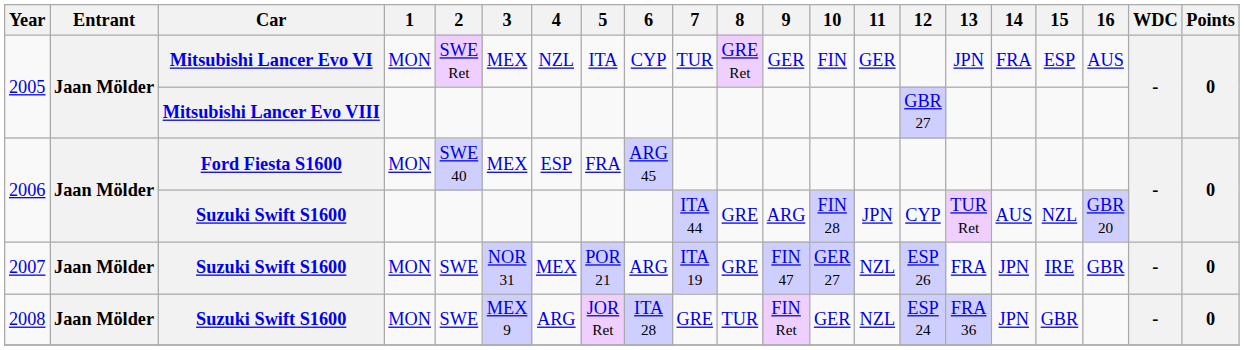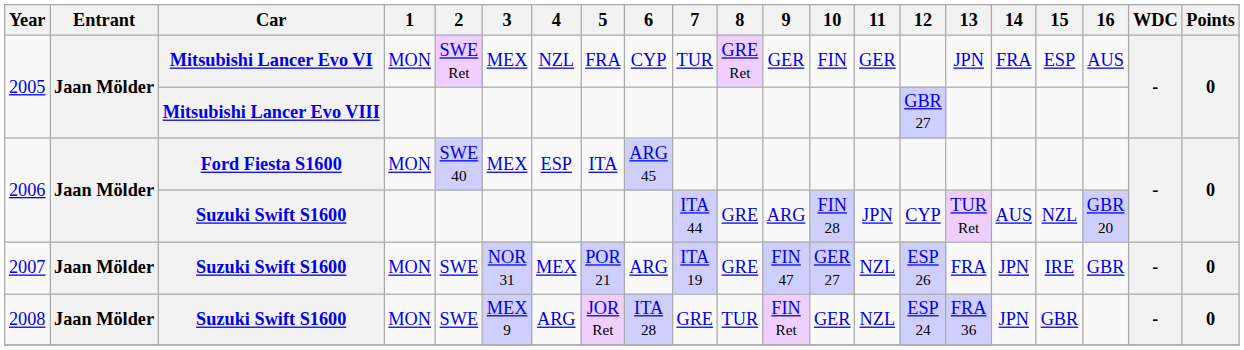(603, 60) ITA -> (603, 60) FRA
(603, 164) FRA -> (603, 164) ITA
